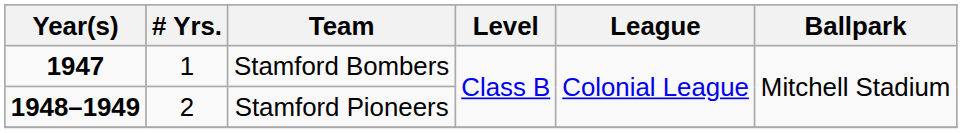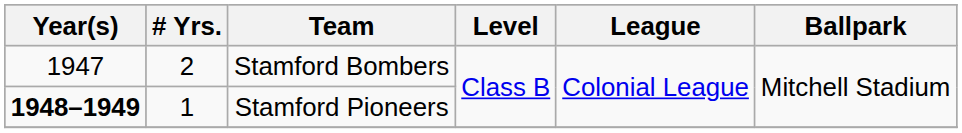(75, 66) bold -> (75, 66) normal
(187, 66) 1 -> (187, 66) 2
(187, 107) 2 -> (187, 107) 1
